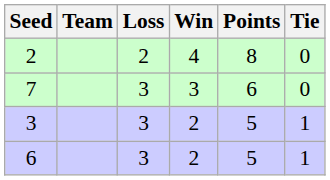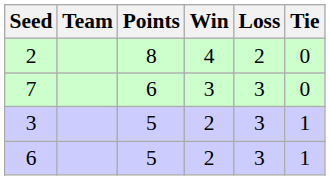columns swapped: (252, 21) <-> (144, 21)
